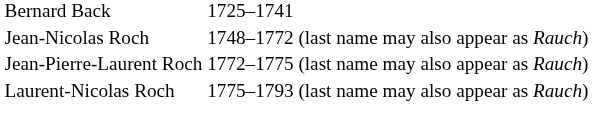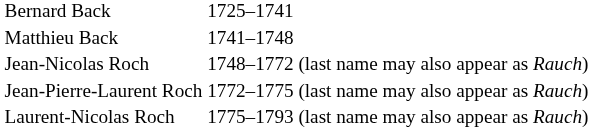+ row: (61, 37)
